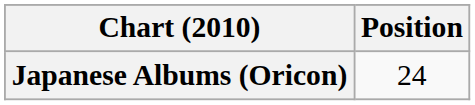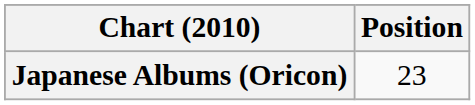(412, 74) 24 -> (412, 74) 23
